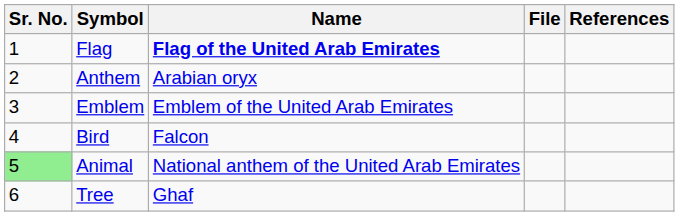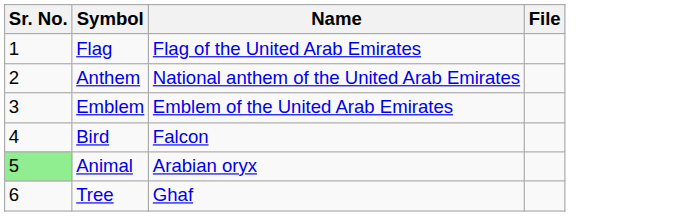- column: (619, 19)
(296, 48) bold -> (287, 48) normal
(205, 78) Arabian oryx -> (336, 78) National anthem of the United Arab Emirates
(336, 166) National anthem of the United Arab Emirates -> (205, 166) Arabian oryx
